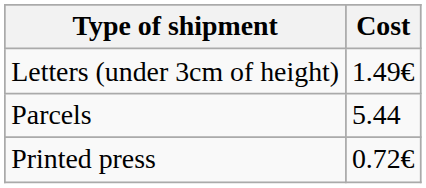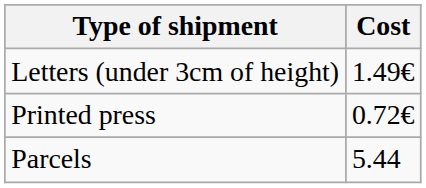rows swapped: (84, 159) <-> (51, 114)
